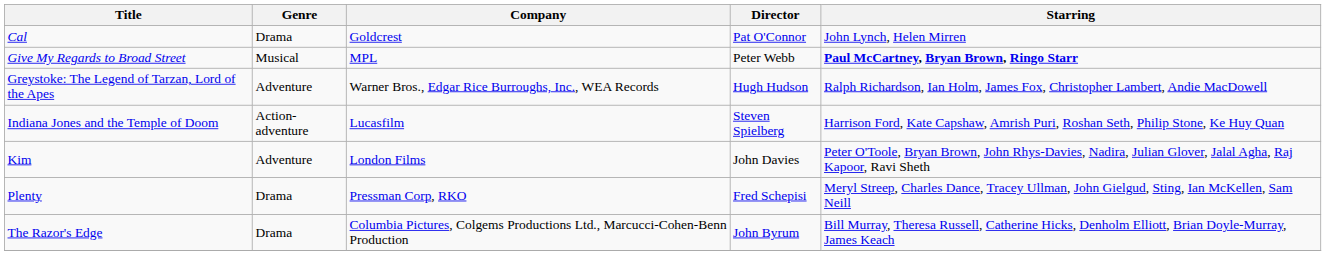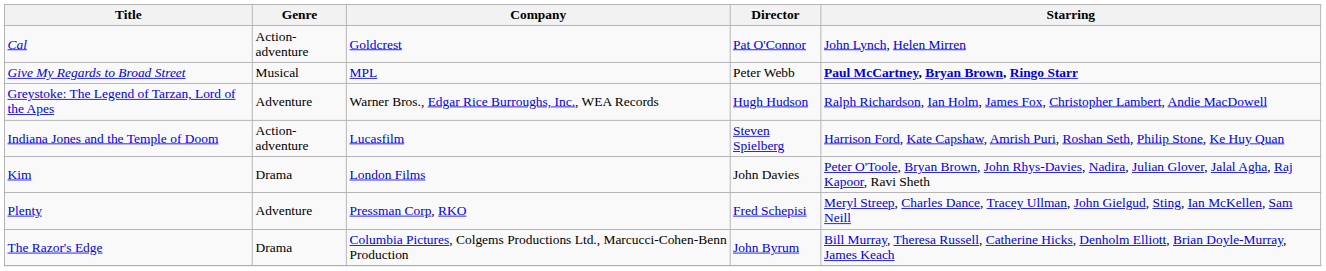(274, 36) Drama -> (282, 44) Action-adventure
(284, 159) Adventure -> (274, 174) Drama
(274, 195) Drama -> (284, 211) Adventure
